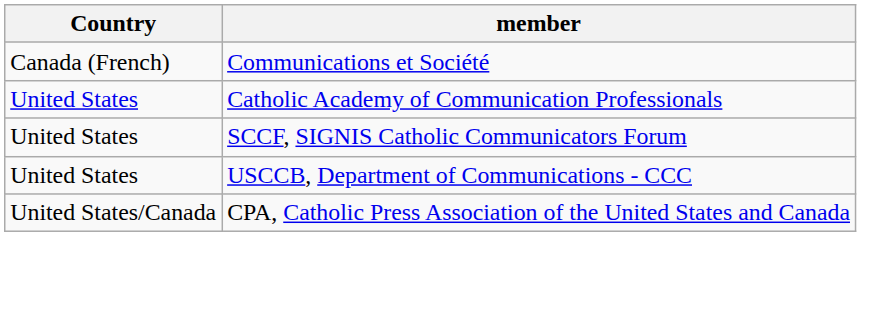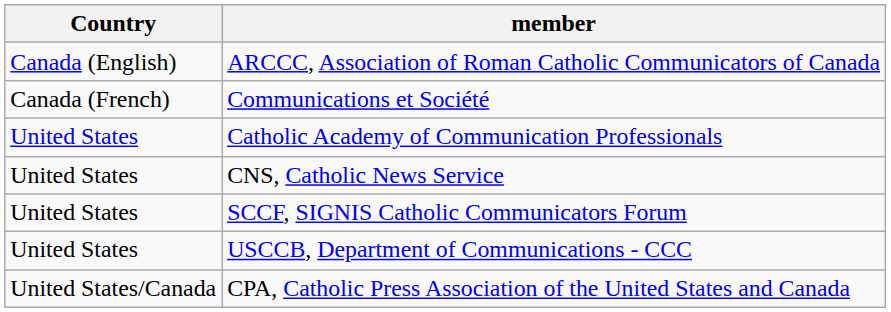+ row: (554, 61)
+ row: (366, 174)
